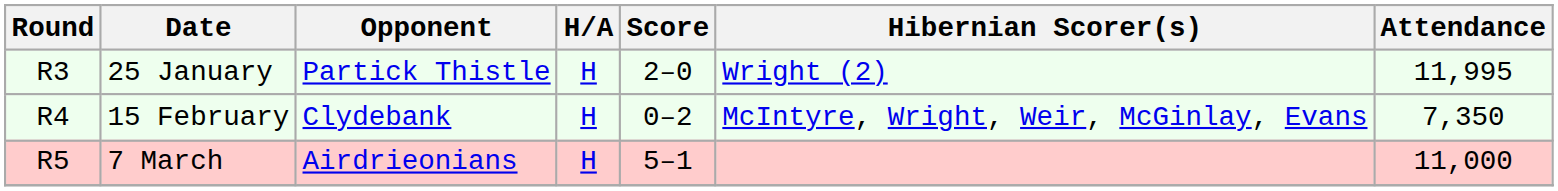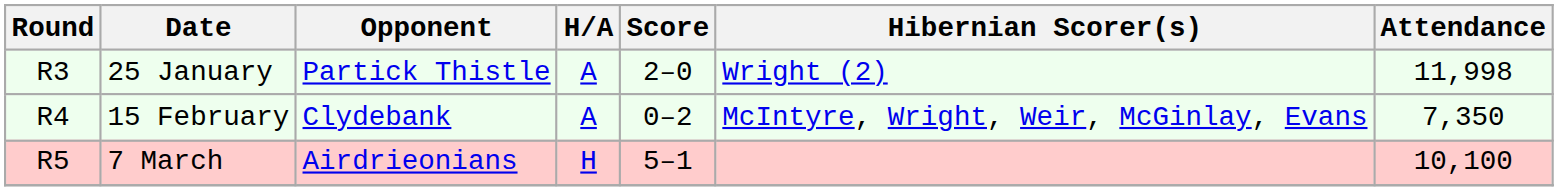(589, 72) H -> (589, 72) A
(1463, 72) 11,995 -> (1463, 72) 11,998
(589, 117) H -> (589, 117) A
(1463, 162) 11,000 -> (1463, 162) 10,100
